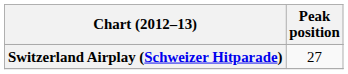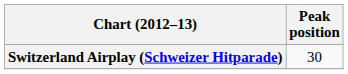(315, 56) 27 -> (315, 56) 30
